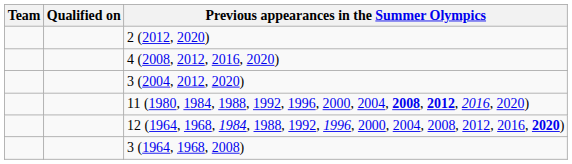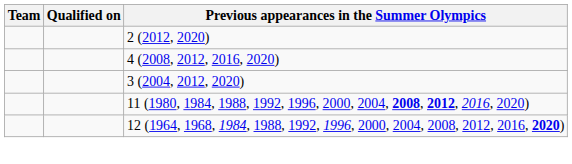- row: (186, 147)
